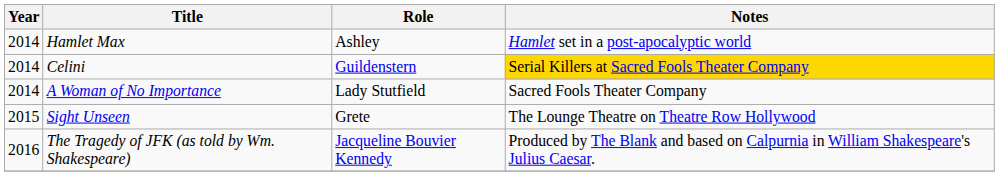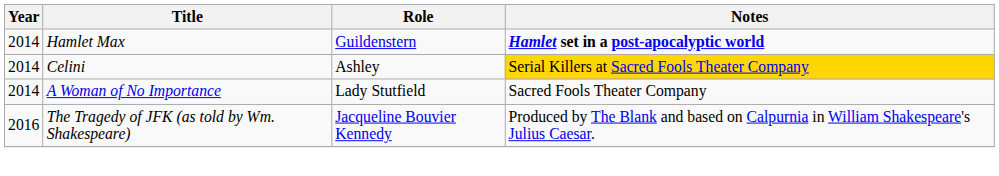(357, 41) Ashley -> (376, 41) Guildenstern
(630, 41) normal -> (636, 41) bold
(376, 66) Guildenstern -> (357, 66) Ashley
- row: (88, 116)
